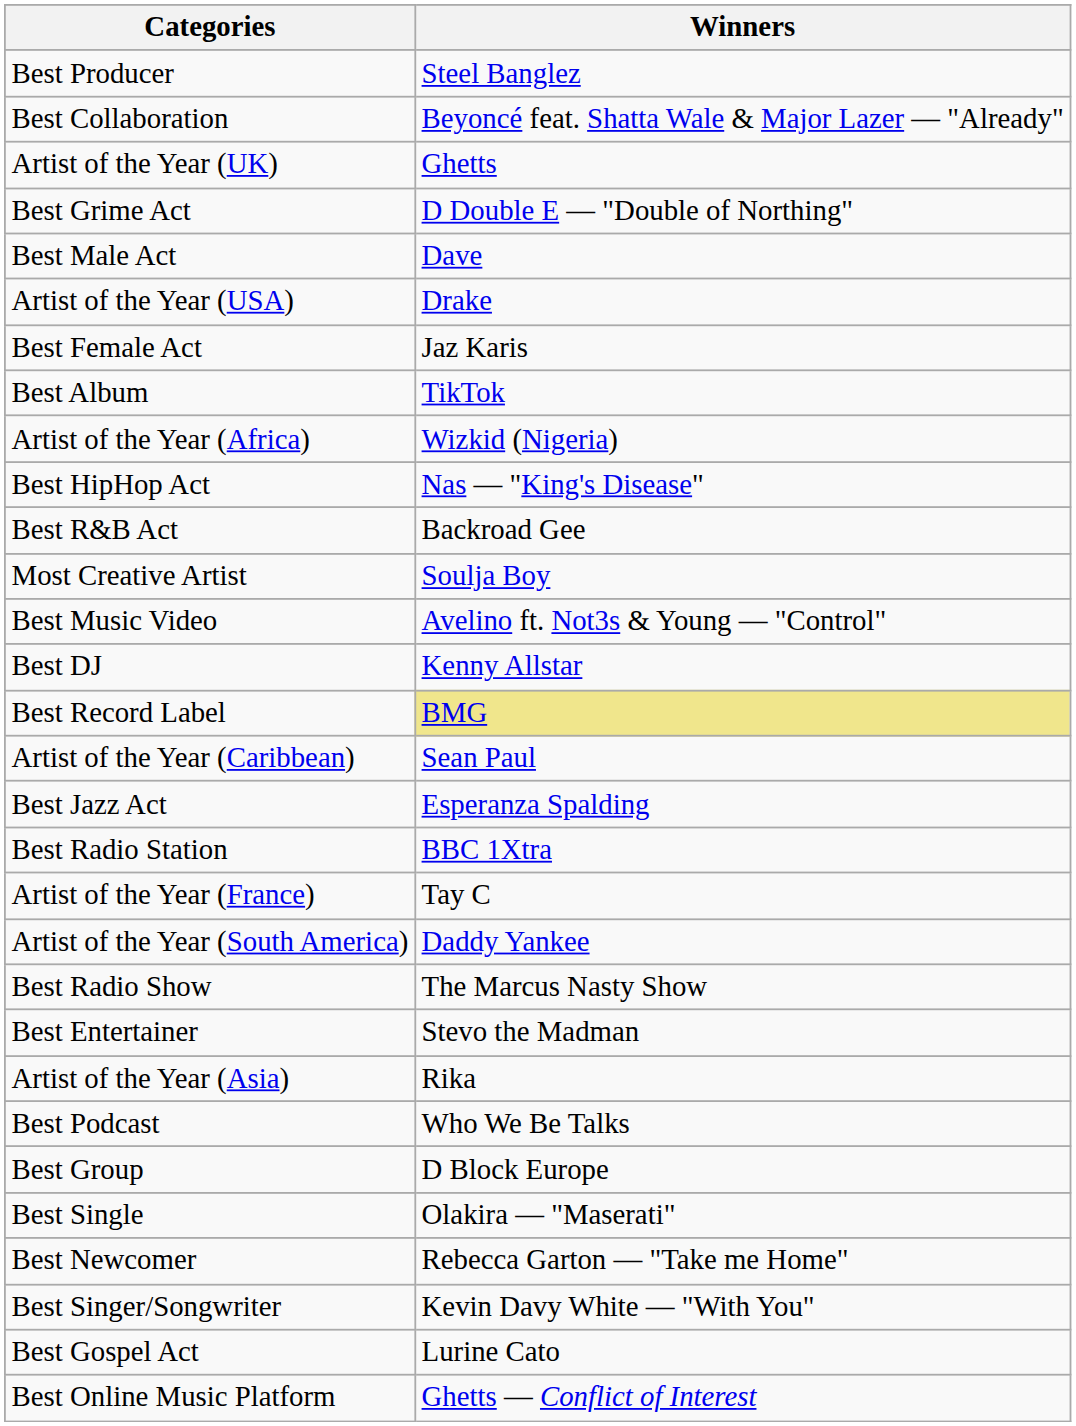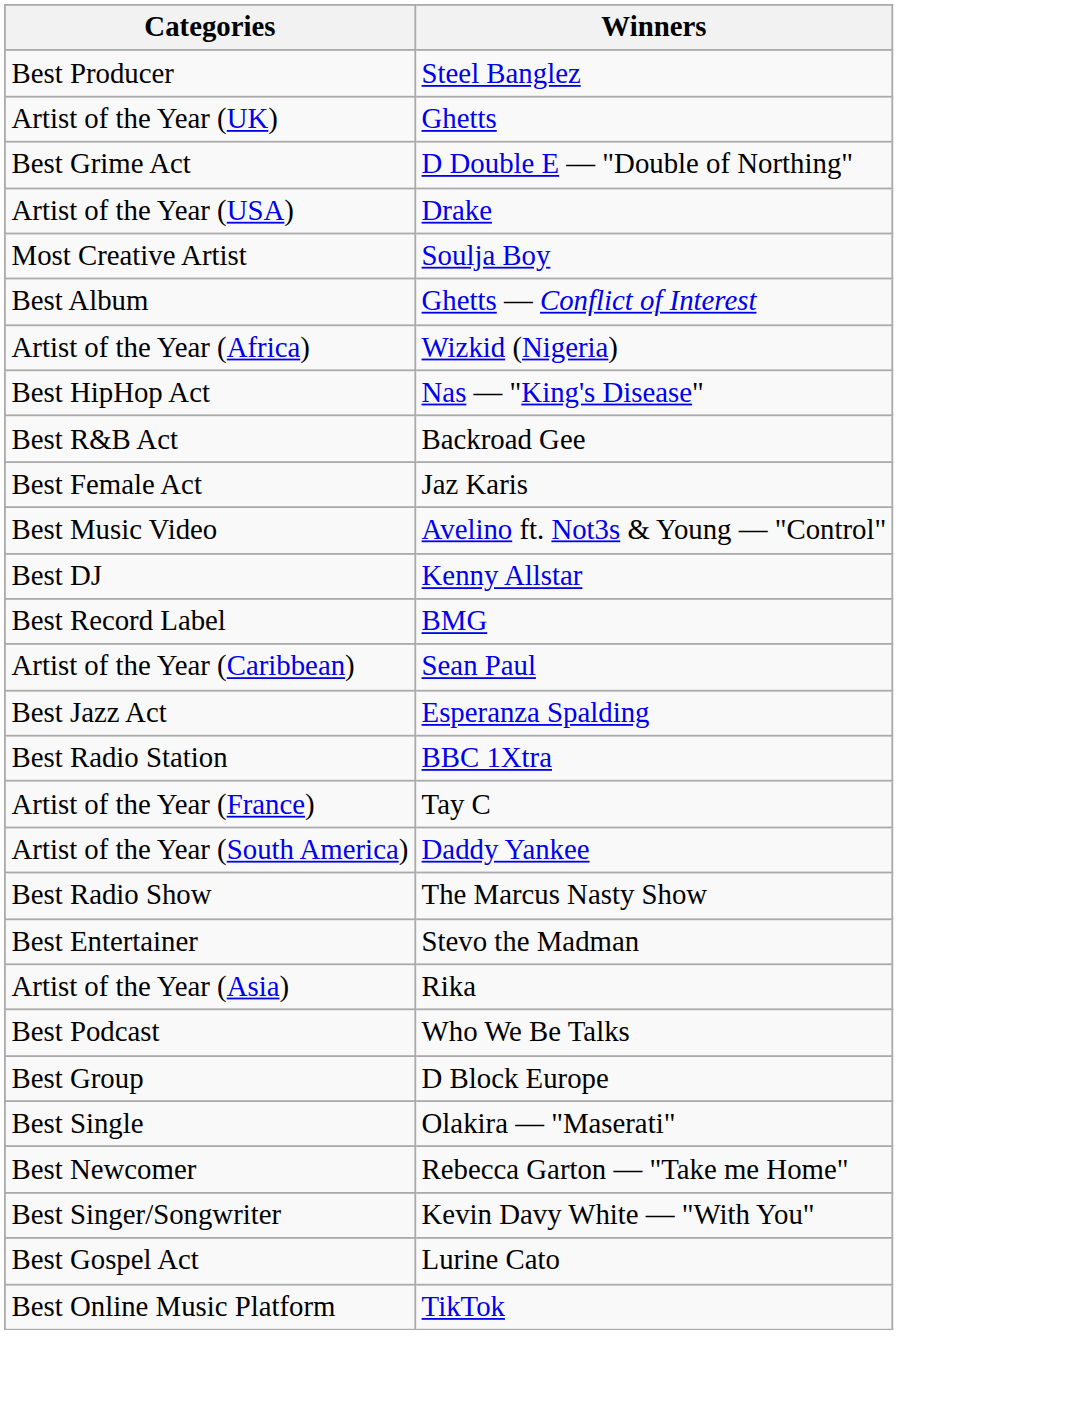- row: (120, 118)
- row: (94, 255)
rows swapped: (129, 575) <-> (107, 347)
(463, 392) TikTok -> (589, 301) Ghetts — Conflict of Interest
(454, 712) khaki background -> (454, 621) no background
(589, 1397) Ghetts — Conflict of Interest -> (463, 1306) TikTok
